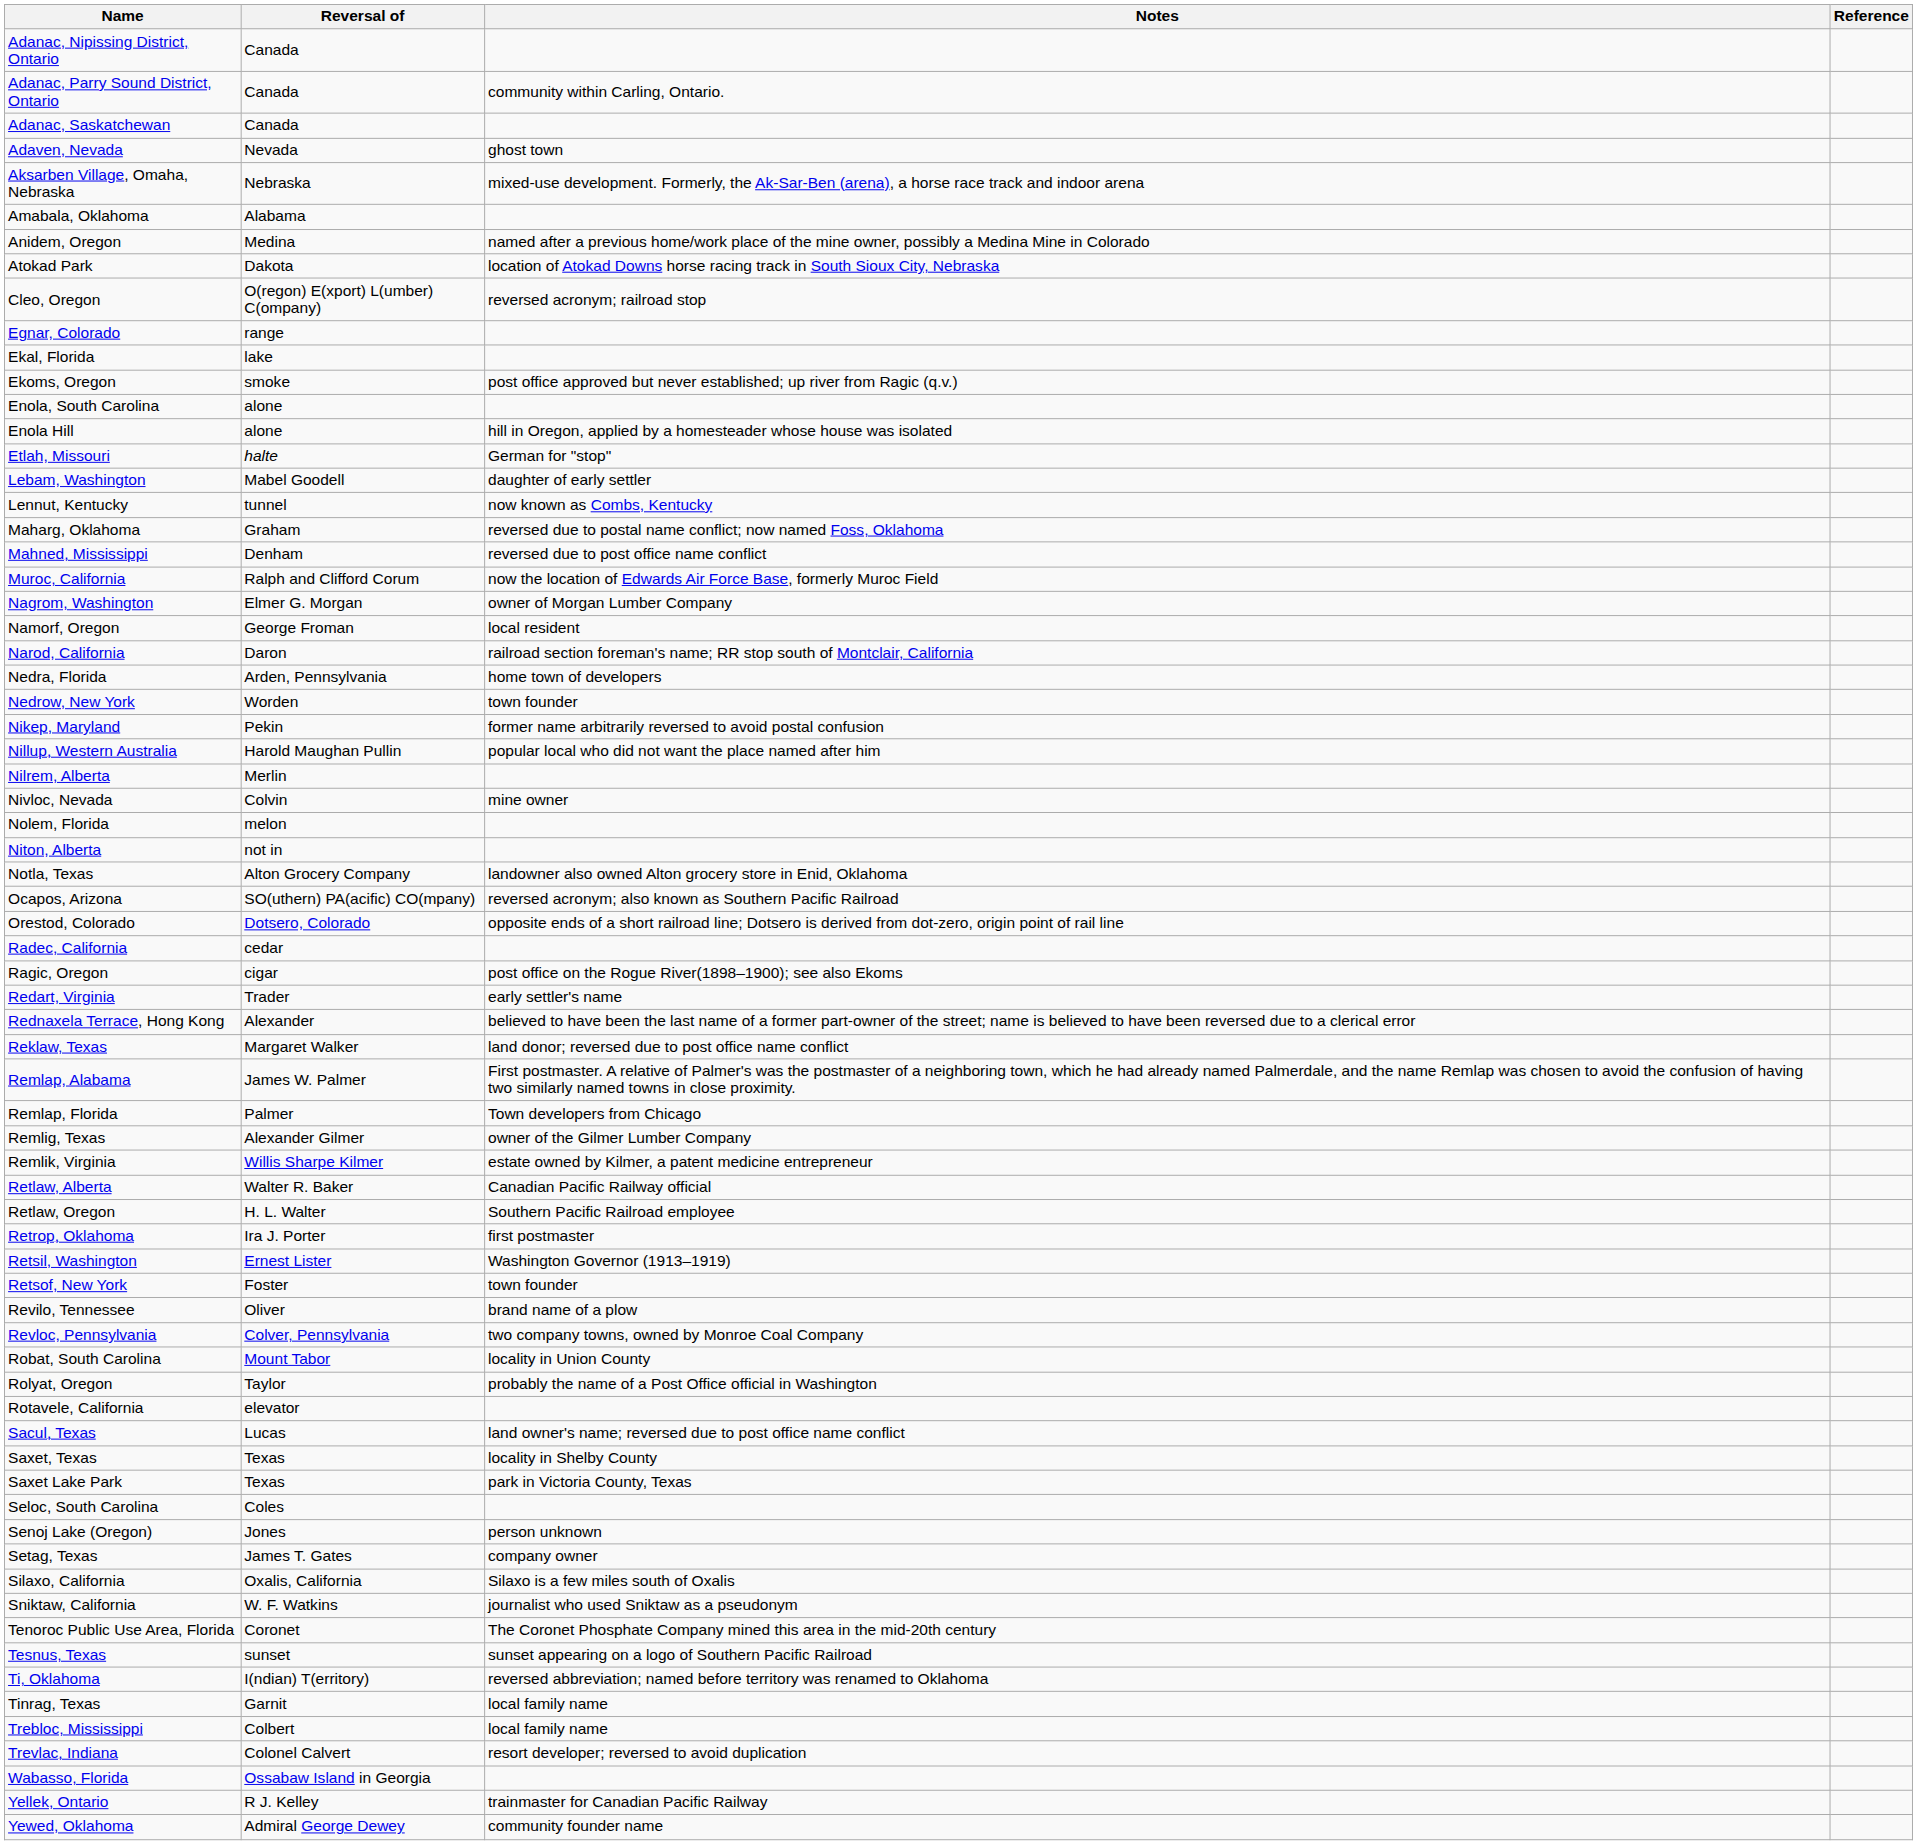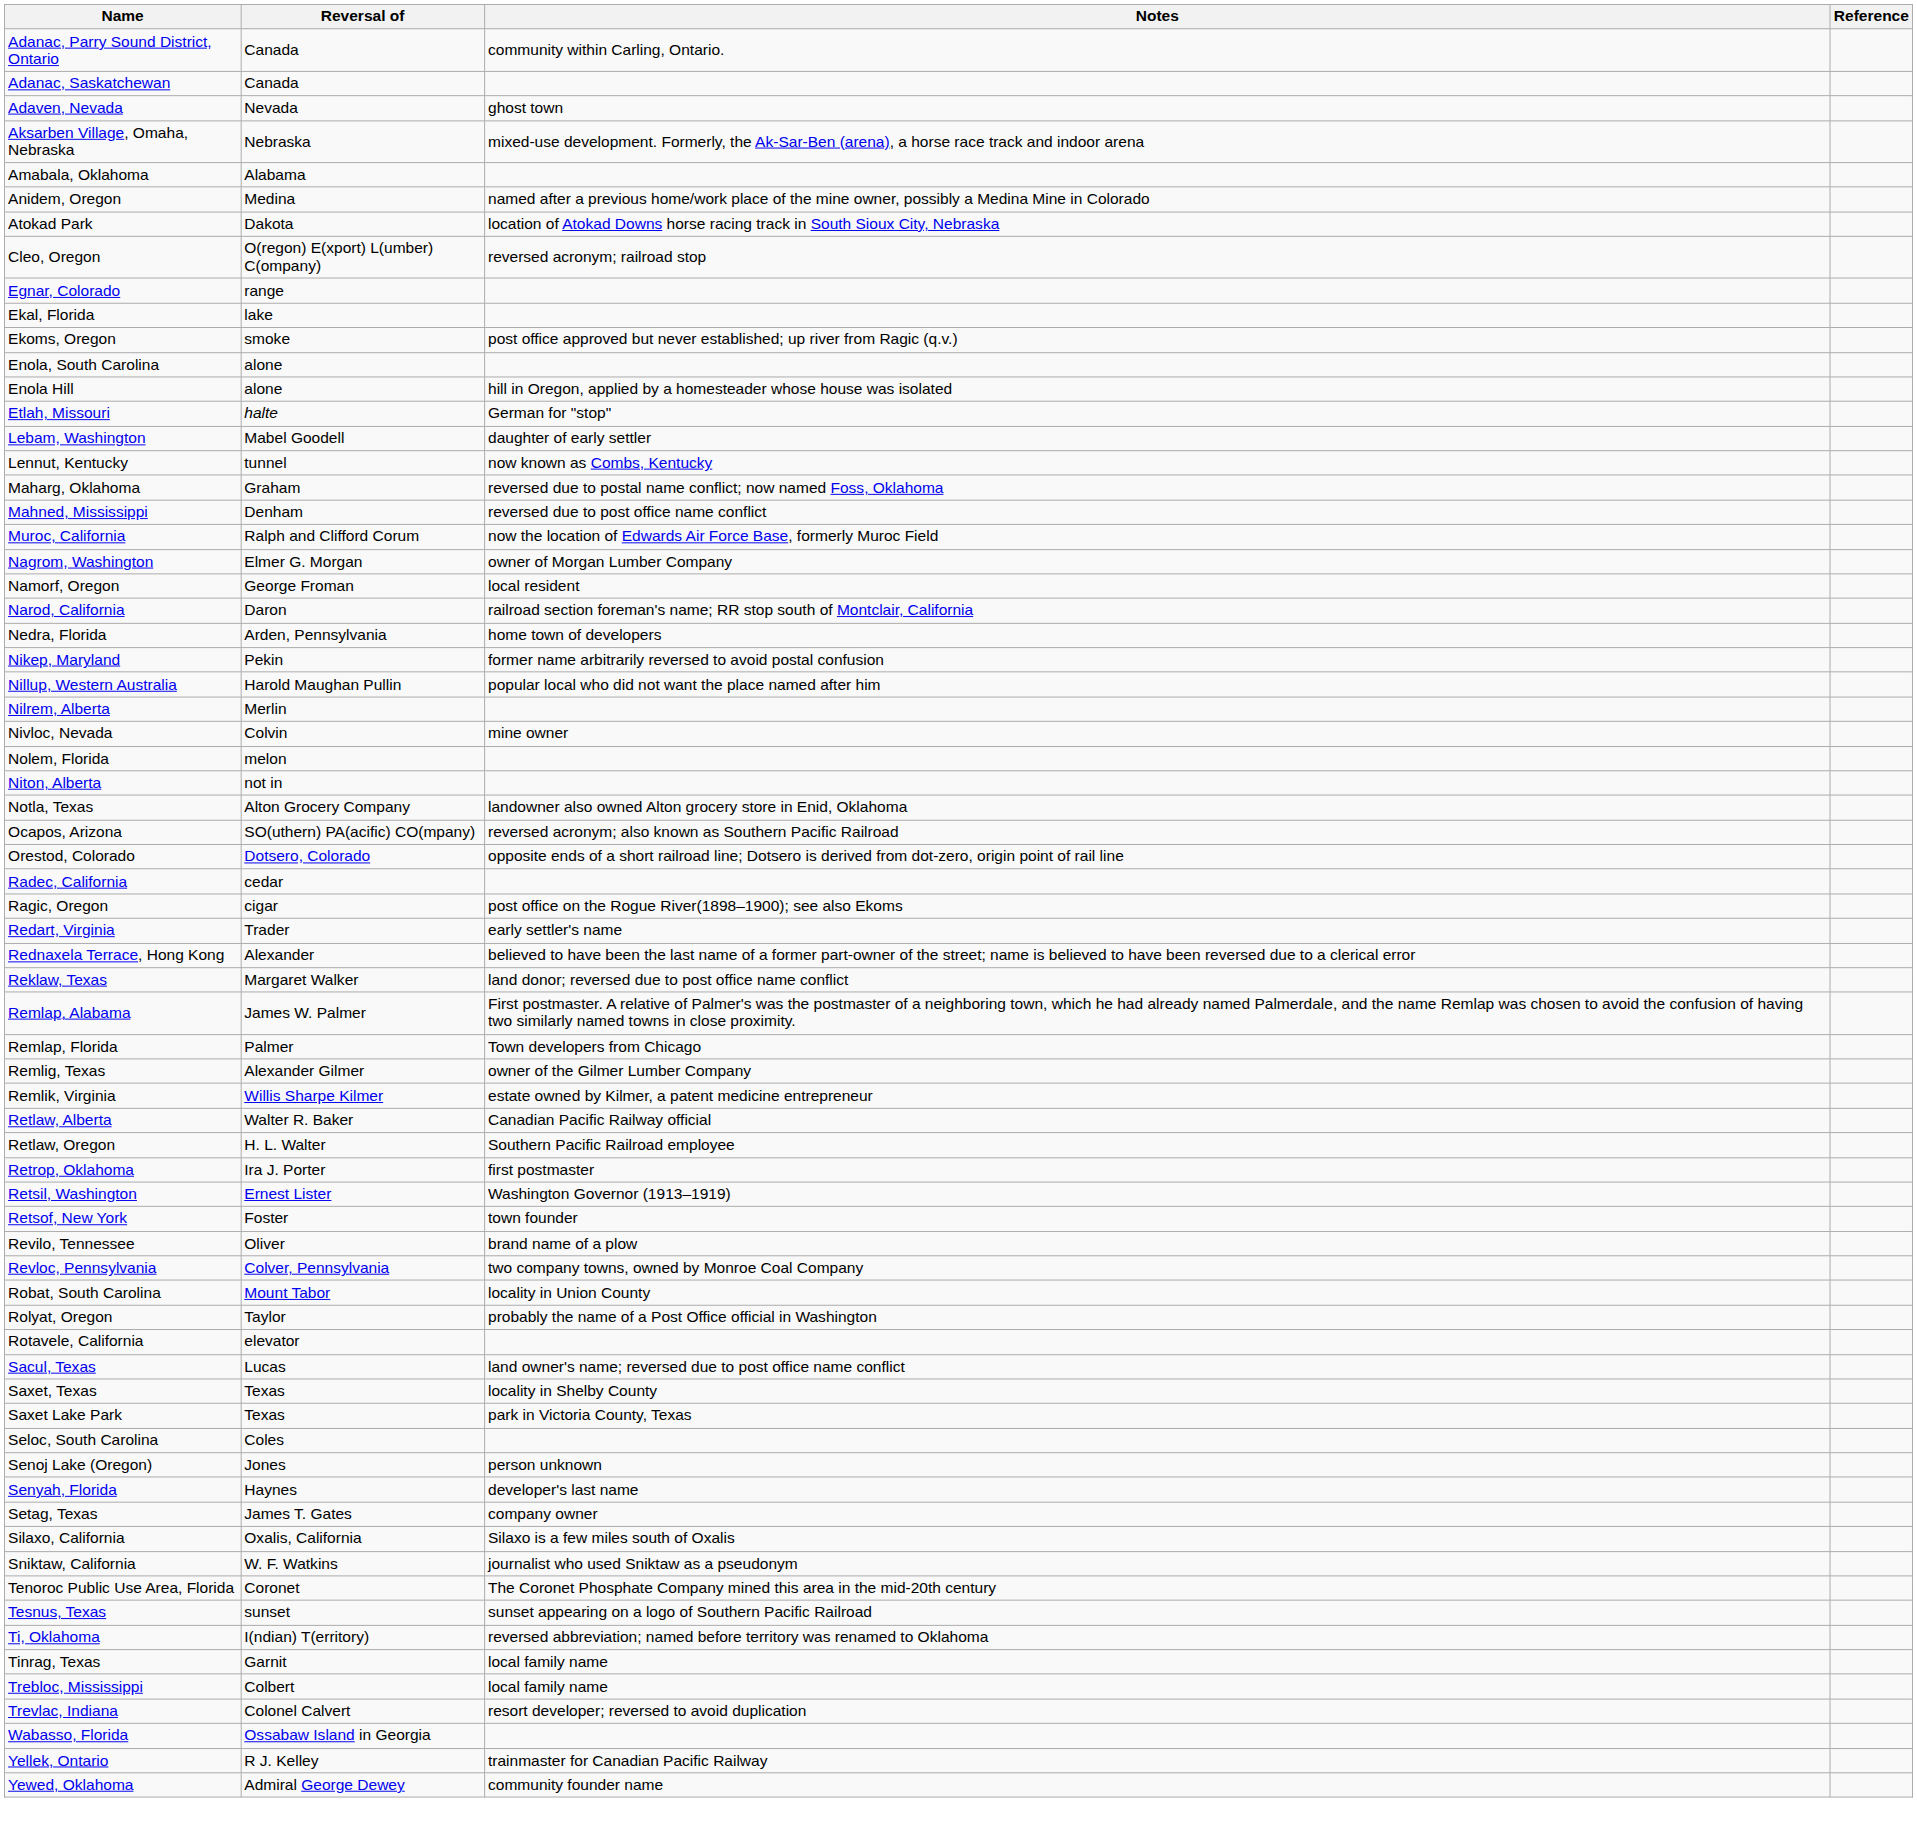- row: (98, 50)
- row: (71, 701)
+ row: (62, 1489)
